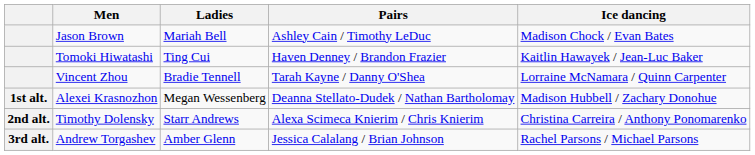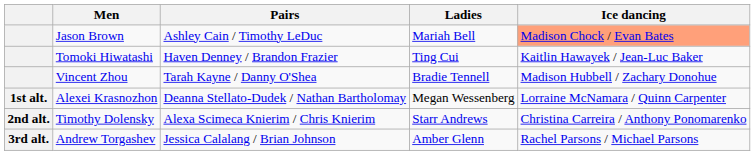columns swapped: (215, 14) <-> (393, 14)
(597, 35) no background -> (597, 35) lightsalmon background
(623, 77) Lorraine McNamara / Quinn Carpenter -> (619, 77) Madison Hubbell / Zachary Donohue
(619, 98) Madison Hubbell / Zachary Donohue -> (623, 98) Lorraine McNamara / Quinn Carpenter
